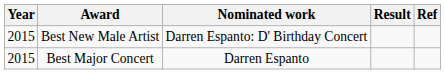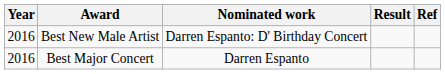(21, 36) 2015 -> (21, 36) 2016
(21, 58) 2015 -> (21, 58) 2016
